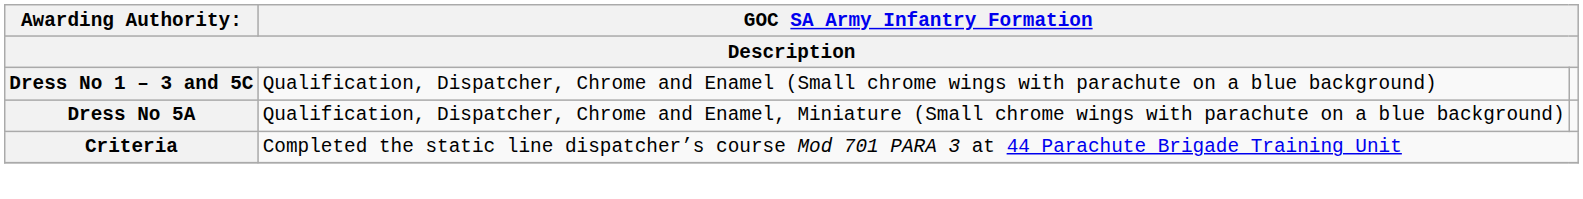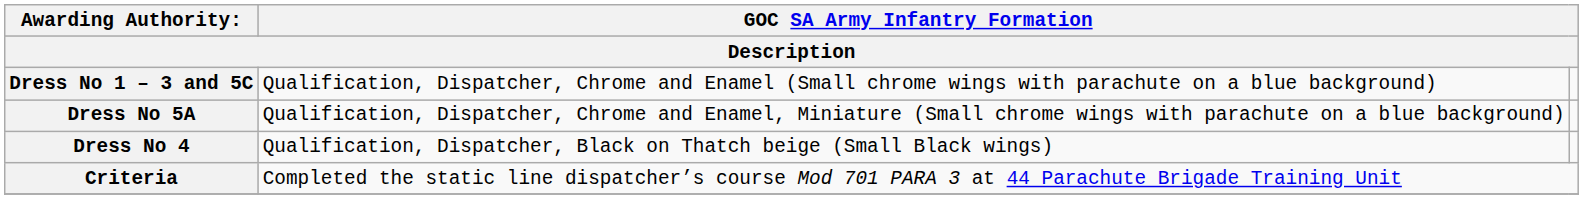+ row: (131, 147)
